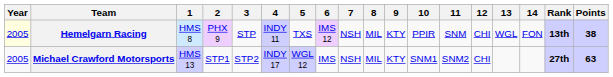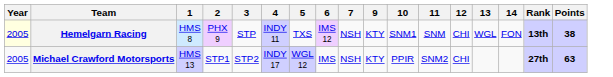- column: (374, 12)
(424, 33) PPIR -> (403, 33) SNM1
(424, 60) SNM1 -> (403, 60) PPIR
